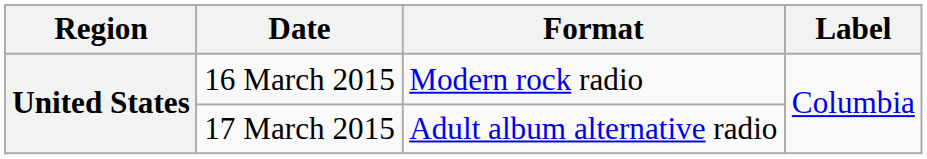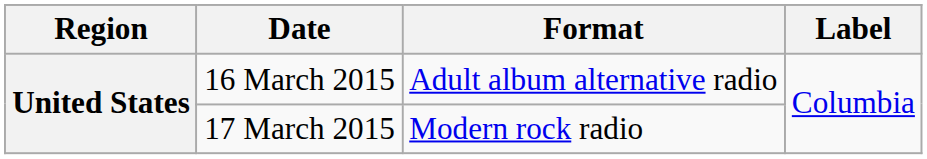(526, 78) Modern rock radio -> (593, 78) Adult album alternative radio
(593, 128) Adult album alternative radio -> (526, 128) Modern rock radio
